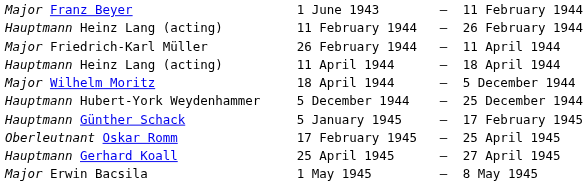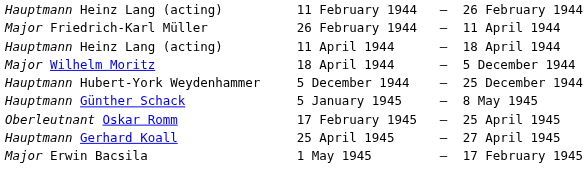- row: (338, 10)
(523, 119) 17 February 1945 -> (500, 101) 8 May 1945
(500, 174) 8 May 1945 -> (523, 156) 17 February 1945
